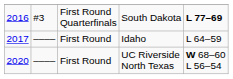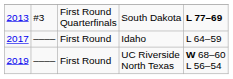(18, 17) 2016 -> (18, 17) 2013
(18, 60) 2020 -> (18, 60) 2019
